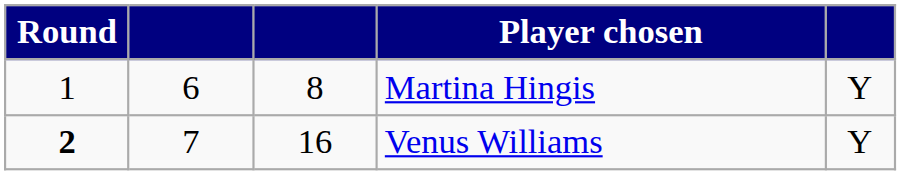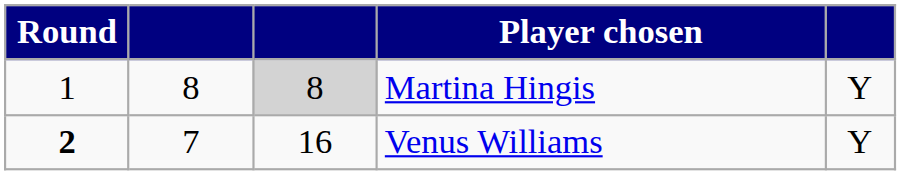(191, 86) 6 -> (191, 86) 8
(315, 86) no background -> (315, 86) lightgrey background
